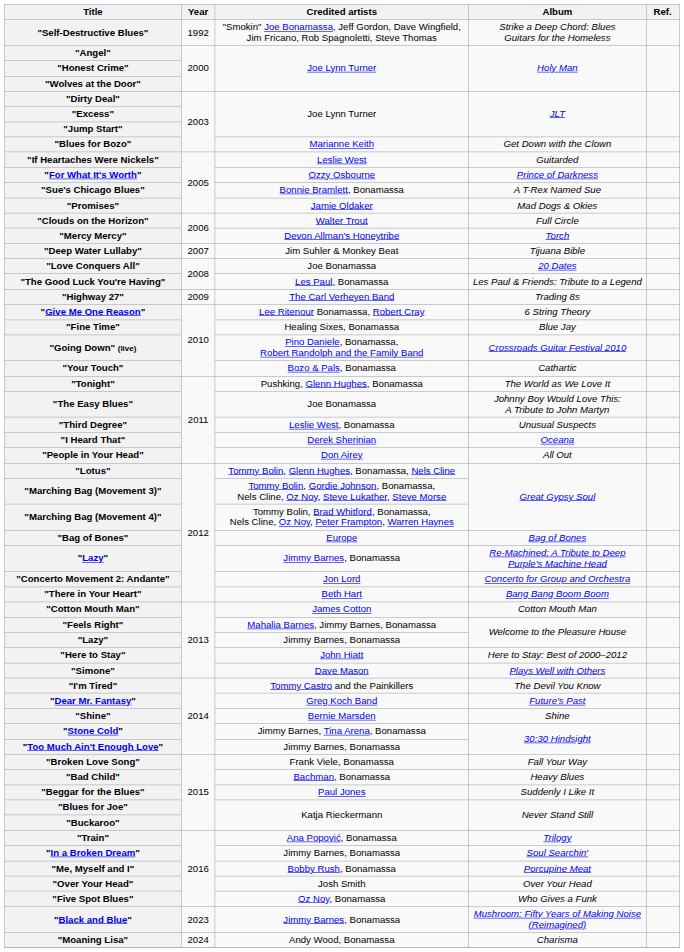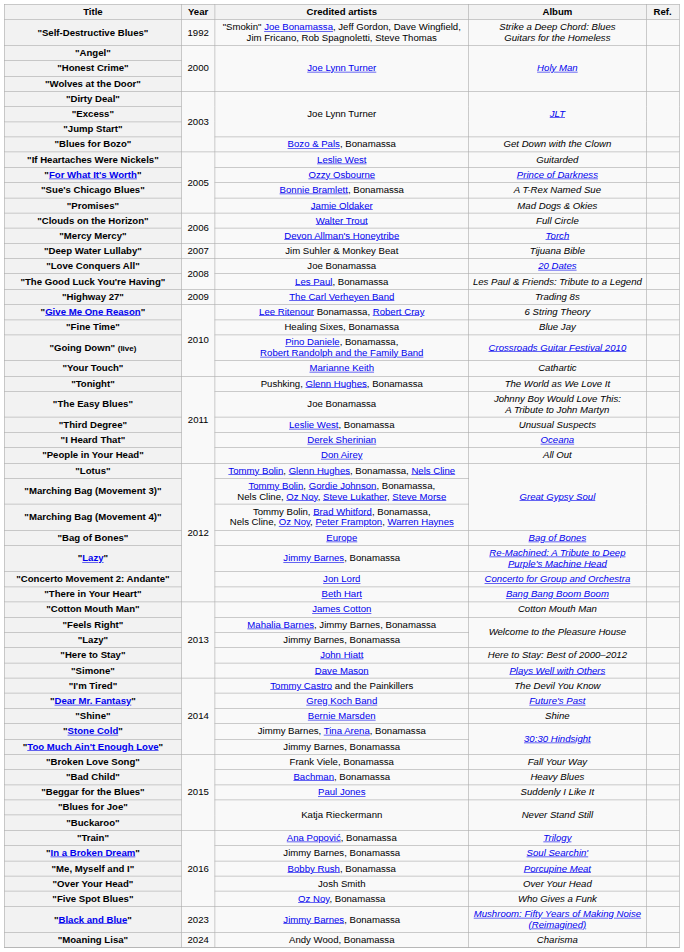(342, 144) Marianne Keith -> (342, 144) Bozo & Pals, Bonamassa
(342, 368) Bozo & Pals, Bonamassa -> (342, 368) Marianne Keith
